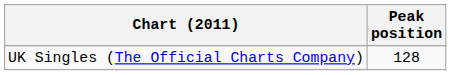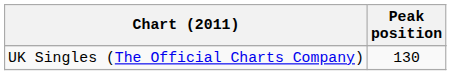(406, 58) 128 -> (406, 58) 130
